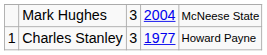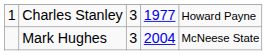rows swapped: (72, 38) <-> (65, 15)
